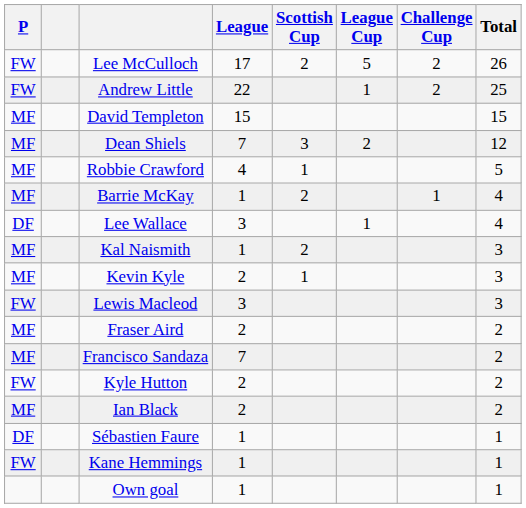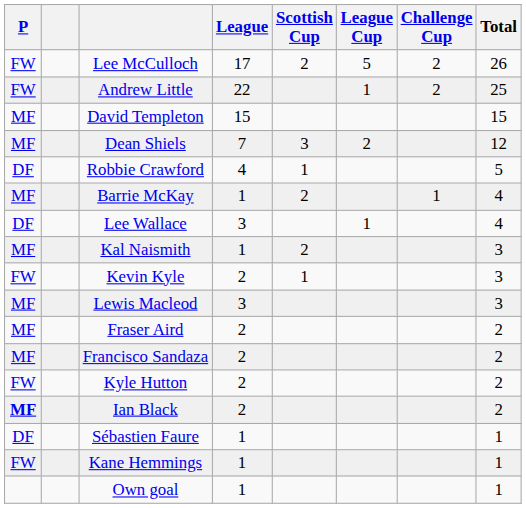(23, 169) MF -> (23, 169) DF
(23, 276) MF -> (23, 276) FW
(23, 303) FW -> (23, 303) MF
(242, 356) 7 -> (242, 356) 2
(23, 409) normal -> (23, 409) bold
